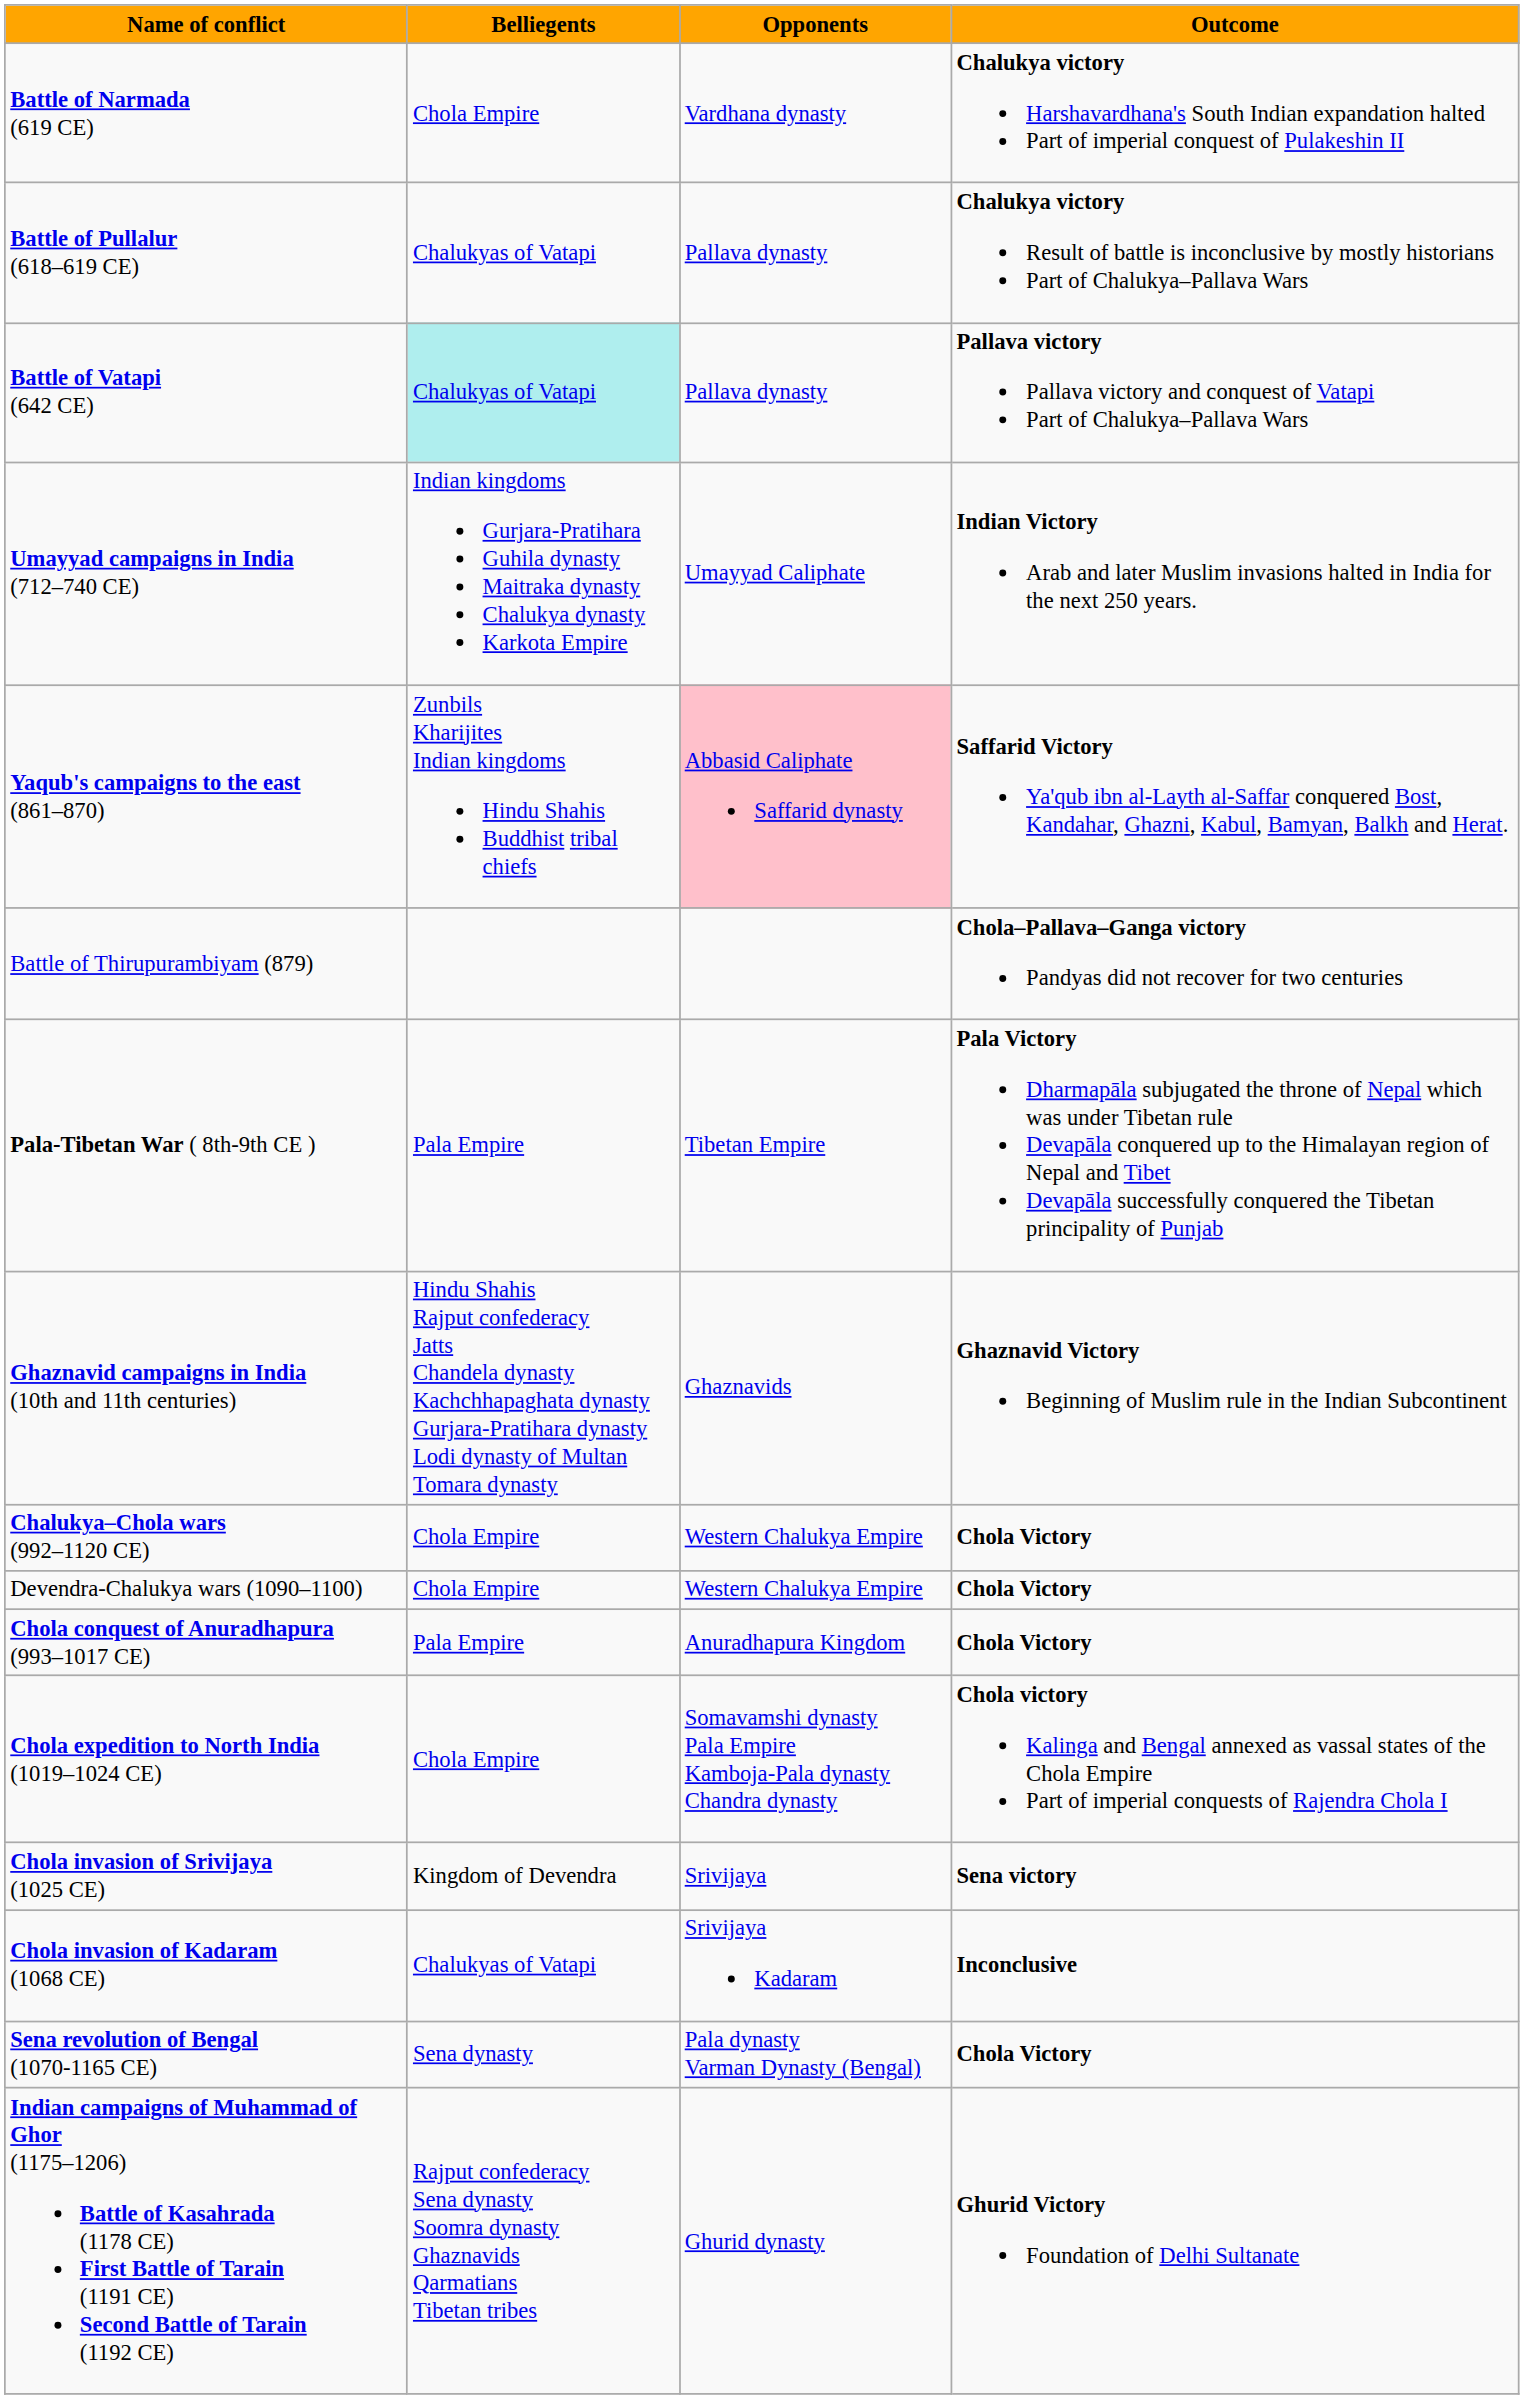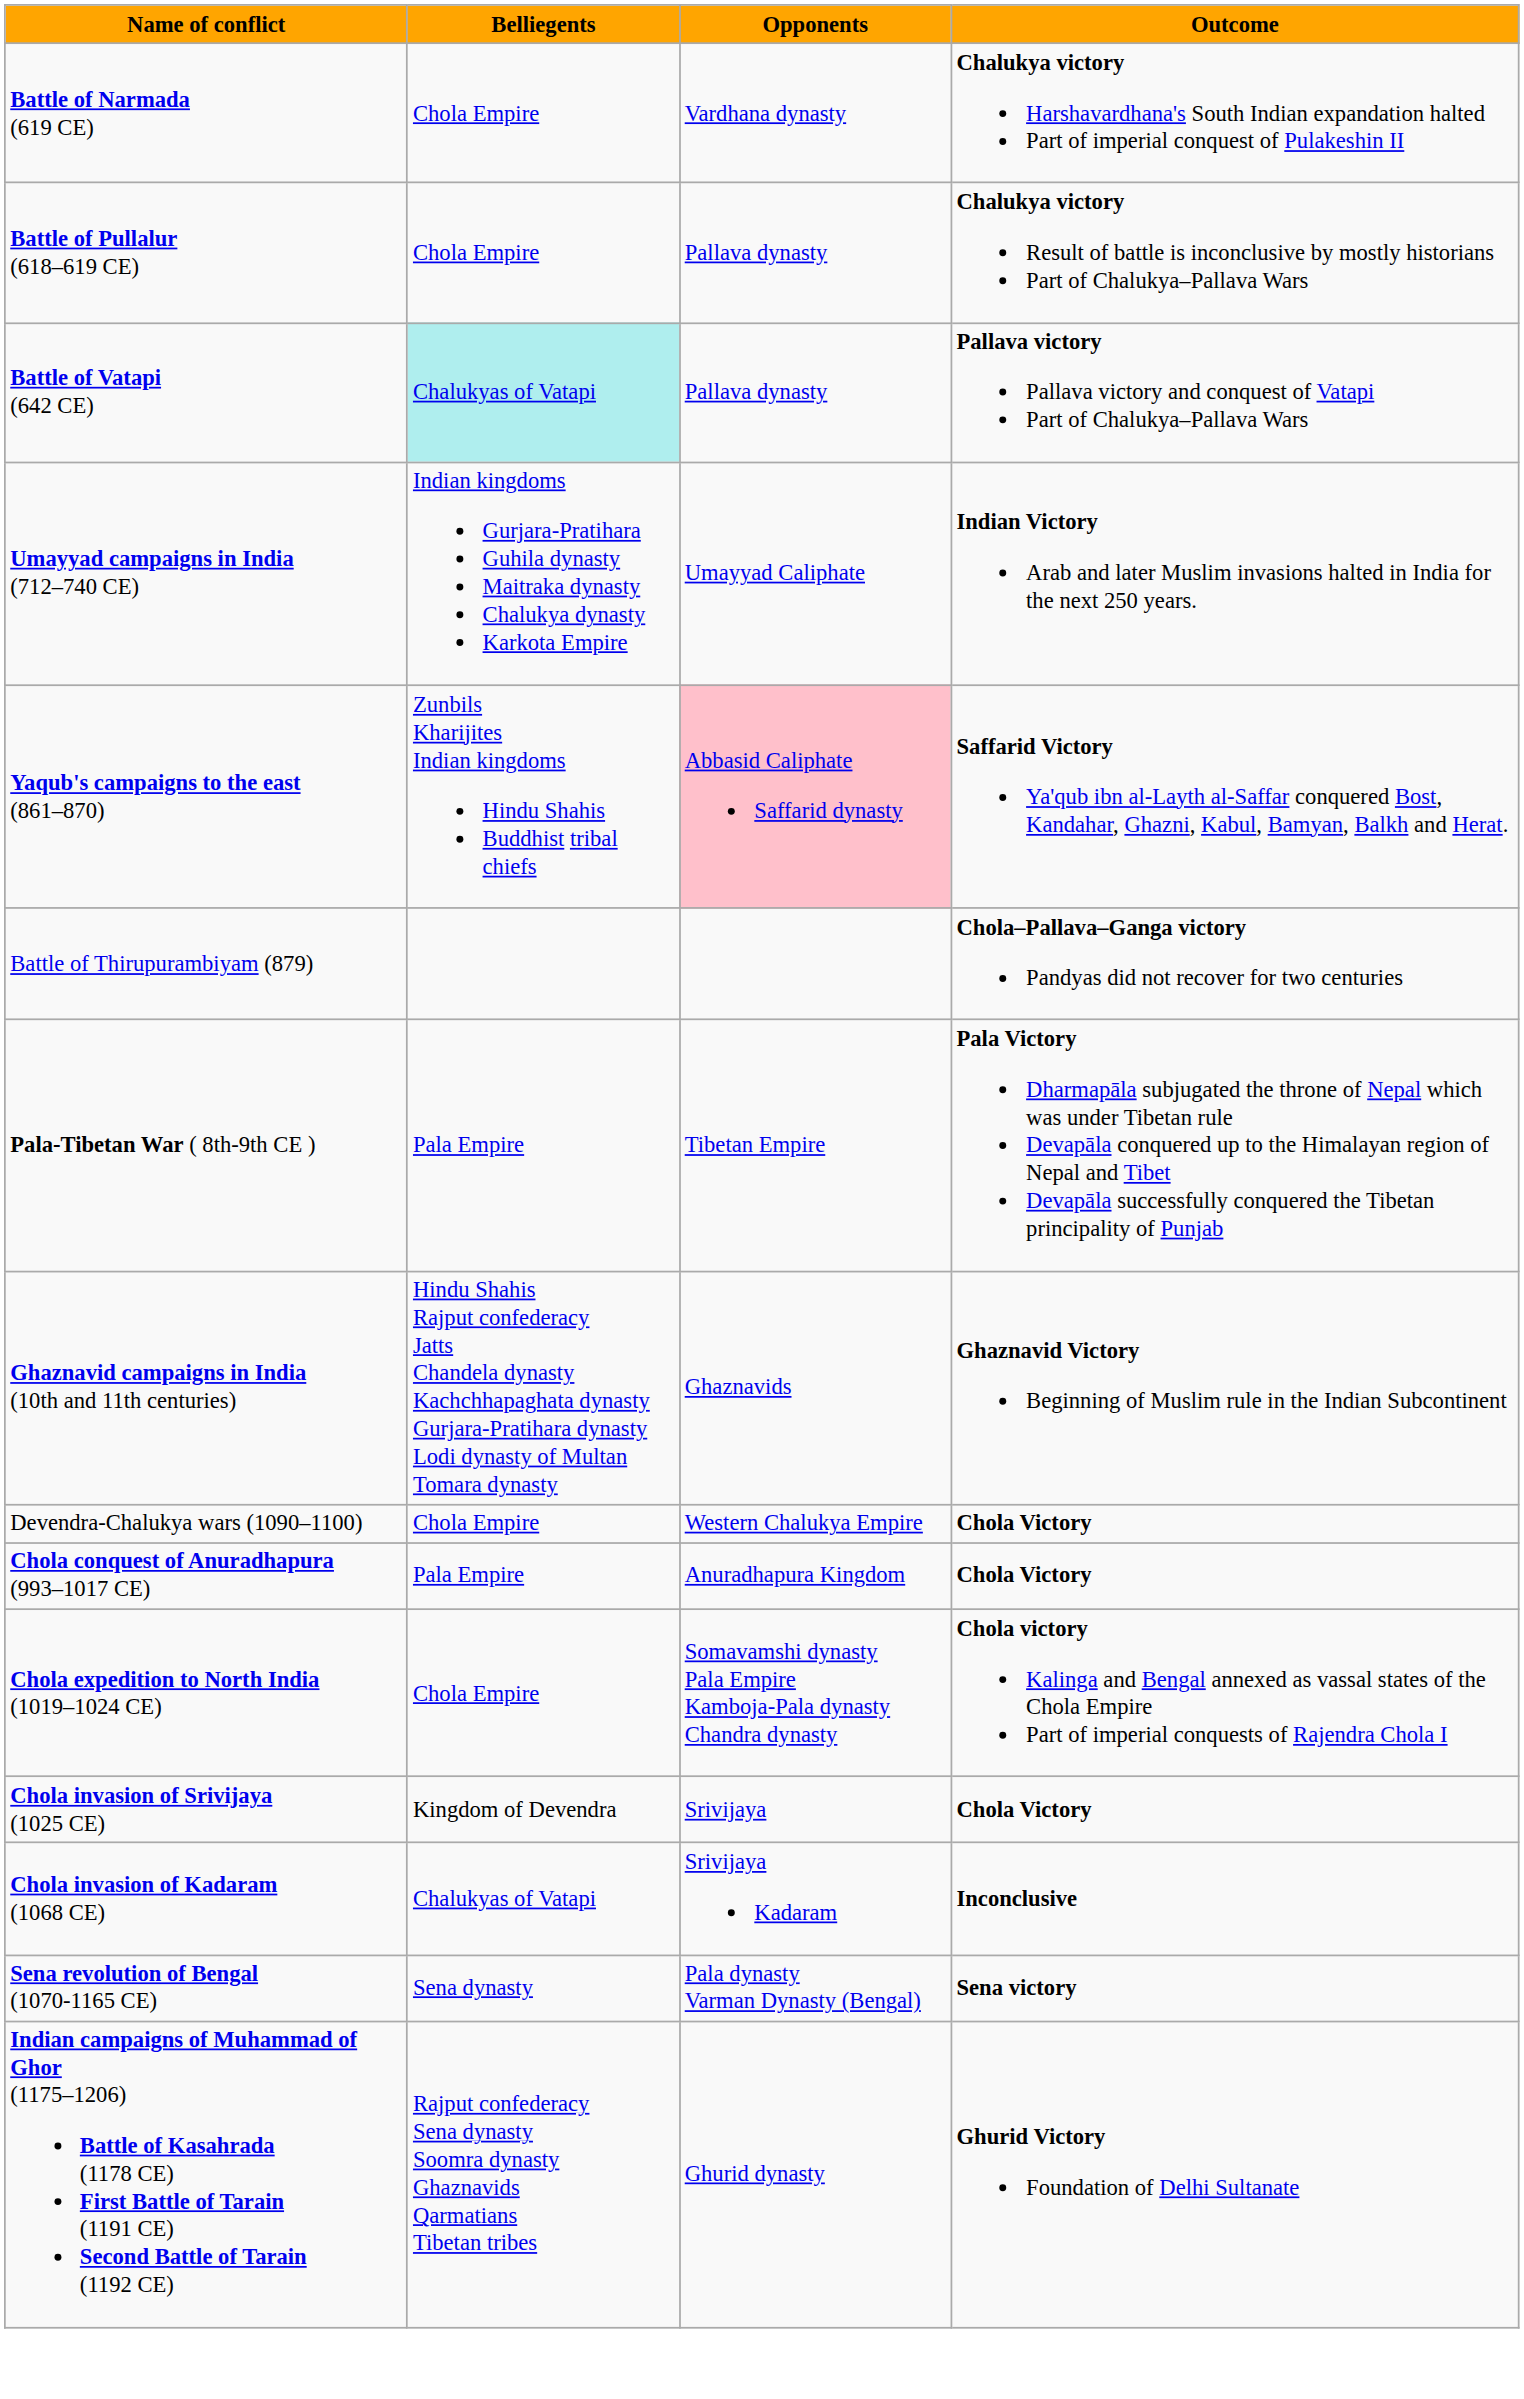(504, 252) Chalukyas of Vatapi -> (476, 252) Chola Empire
- row: (118, 1537)
(1016, 1875) Sena victory -> (1024, 1809) Chola Victory
(1024, 2054) Chola Victory -> (1016, 1987) Sena victory
